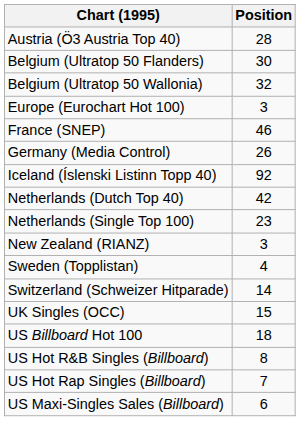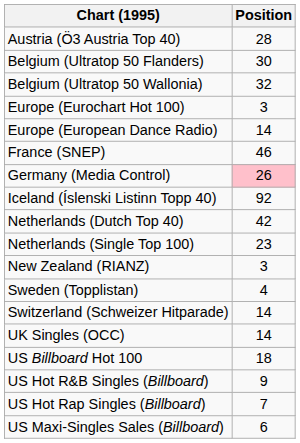+ row: (113, 130)
(264, 152) no background -> (264, 175) pink background
(264, 312) 15 -> (264, 335) 14
(264, 358) 8 -> (264, 381) 9
